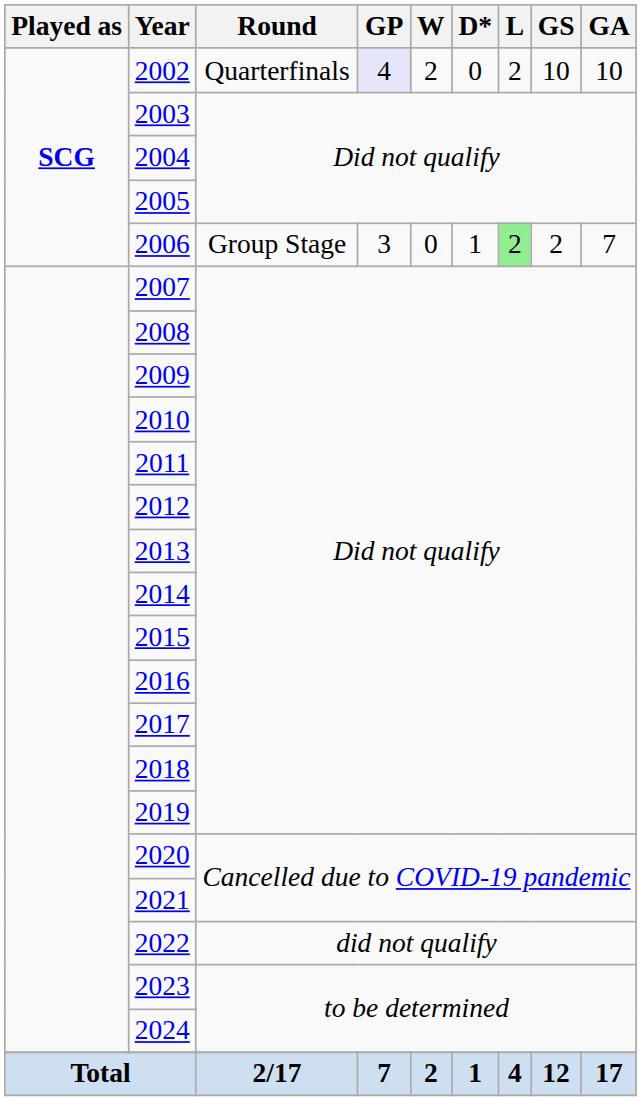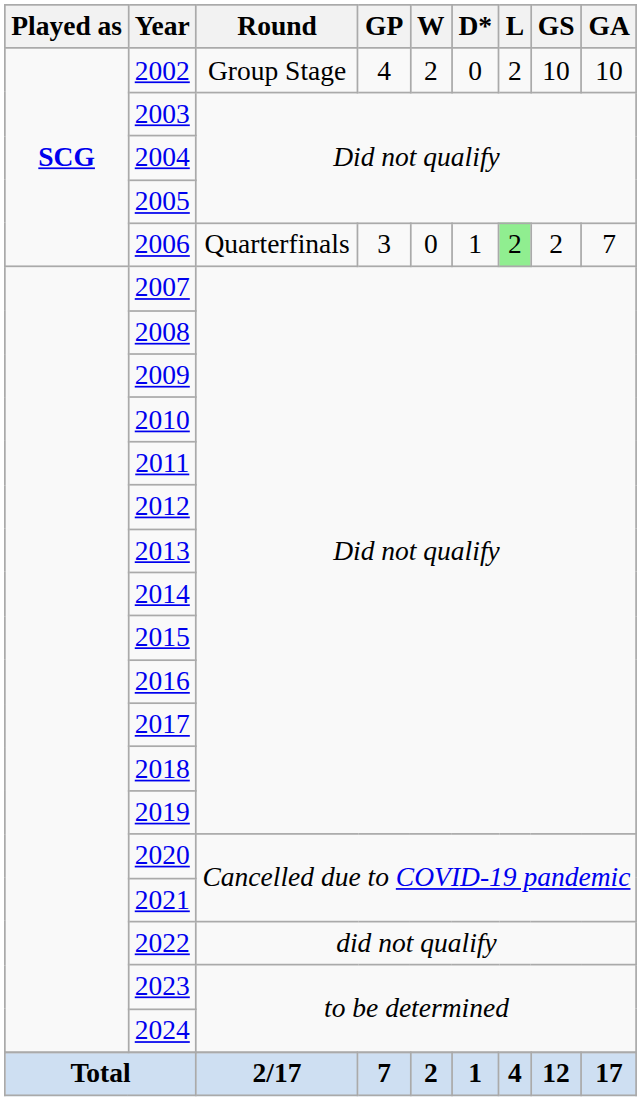(277, 69) Quarterfinals -> (277, 69) Group Stage
(384, 69) lavender background -> (384, 69) no background
(277, 244) Group Stage -> (277, 244) Quarterfinals
